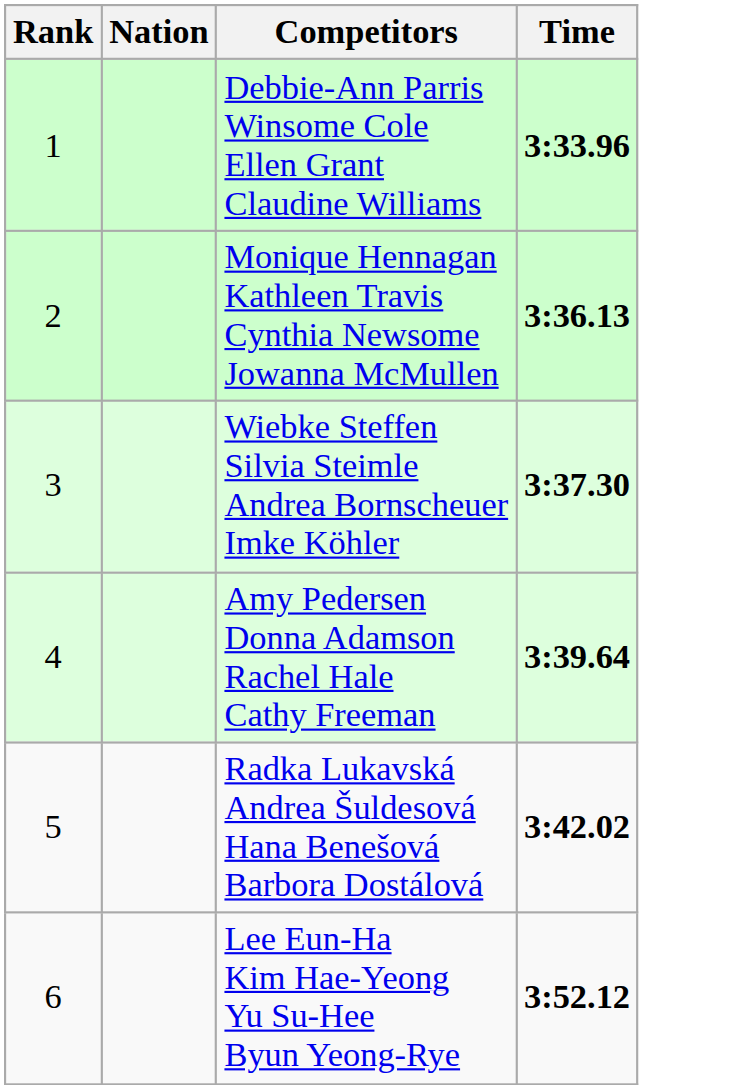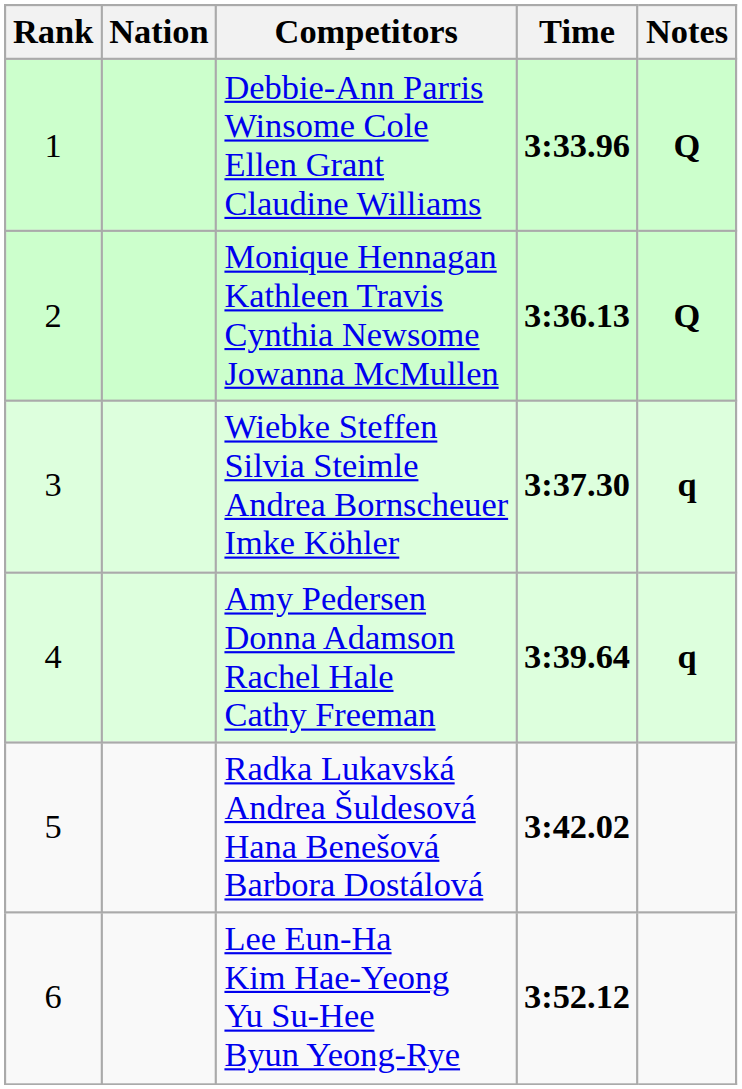+ column: (687, 31)
